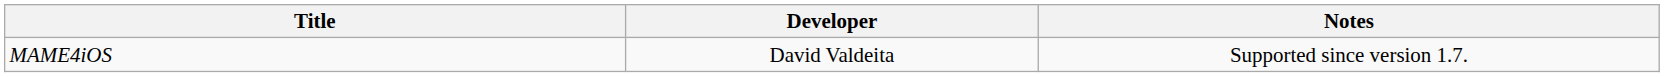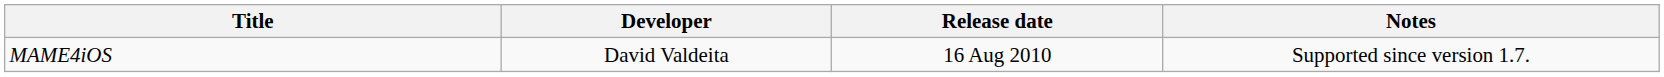+ column: (997, 21)
